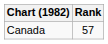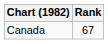(88, 30) 57 -> (88, 30) 67
